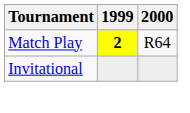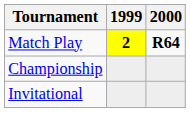(157, 42) normal -> (166, 42) bold
+ row: (55, 68)
